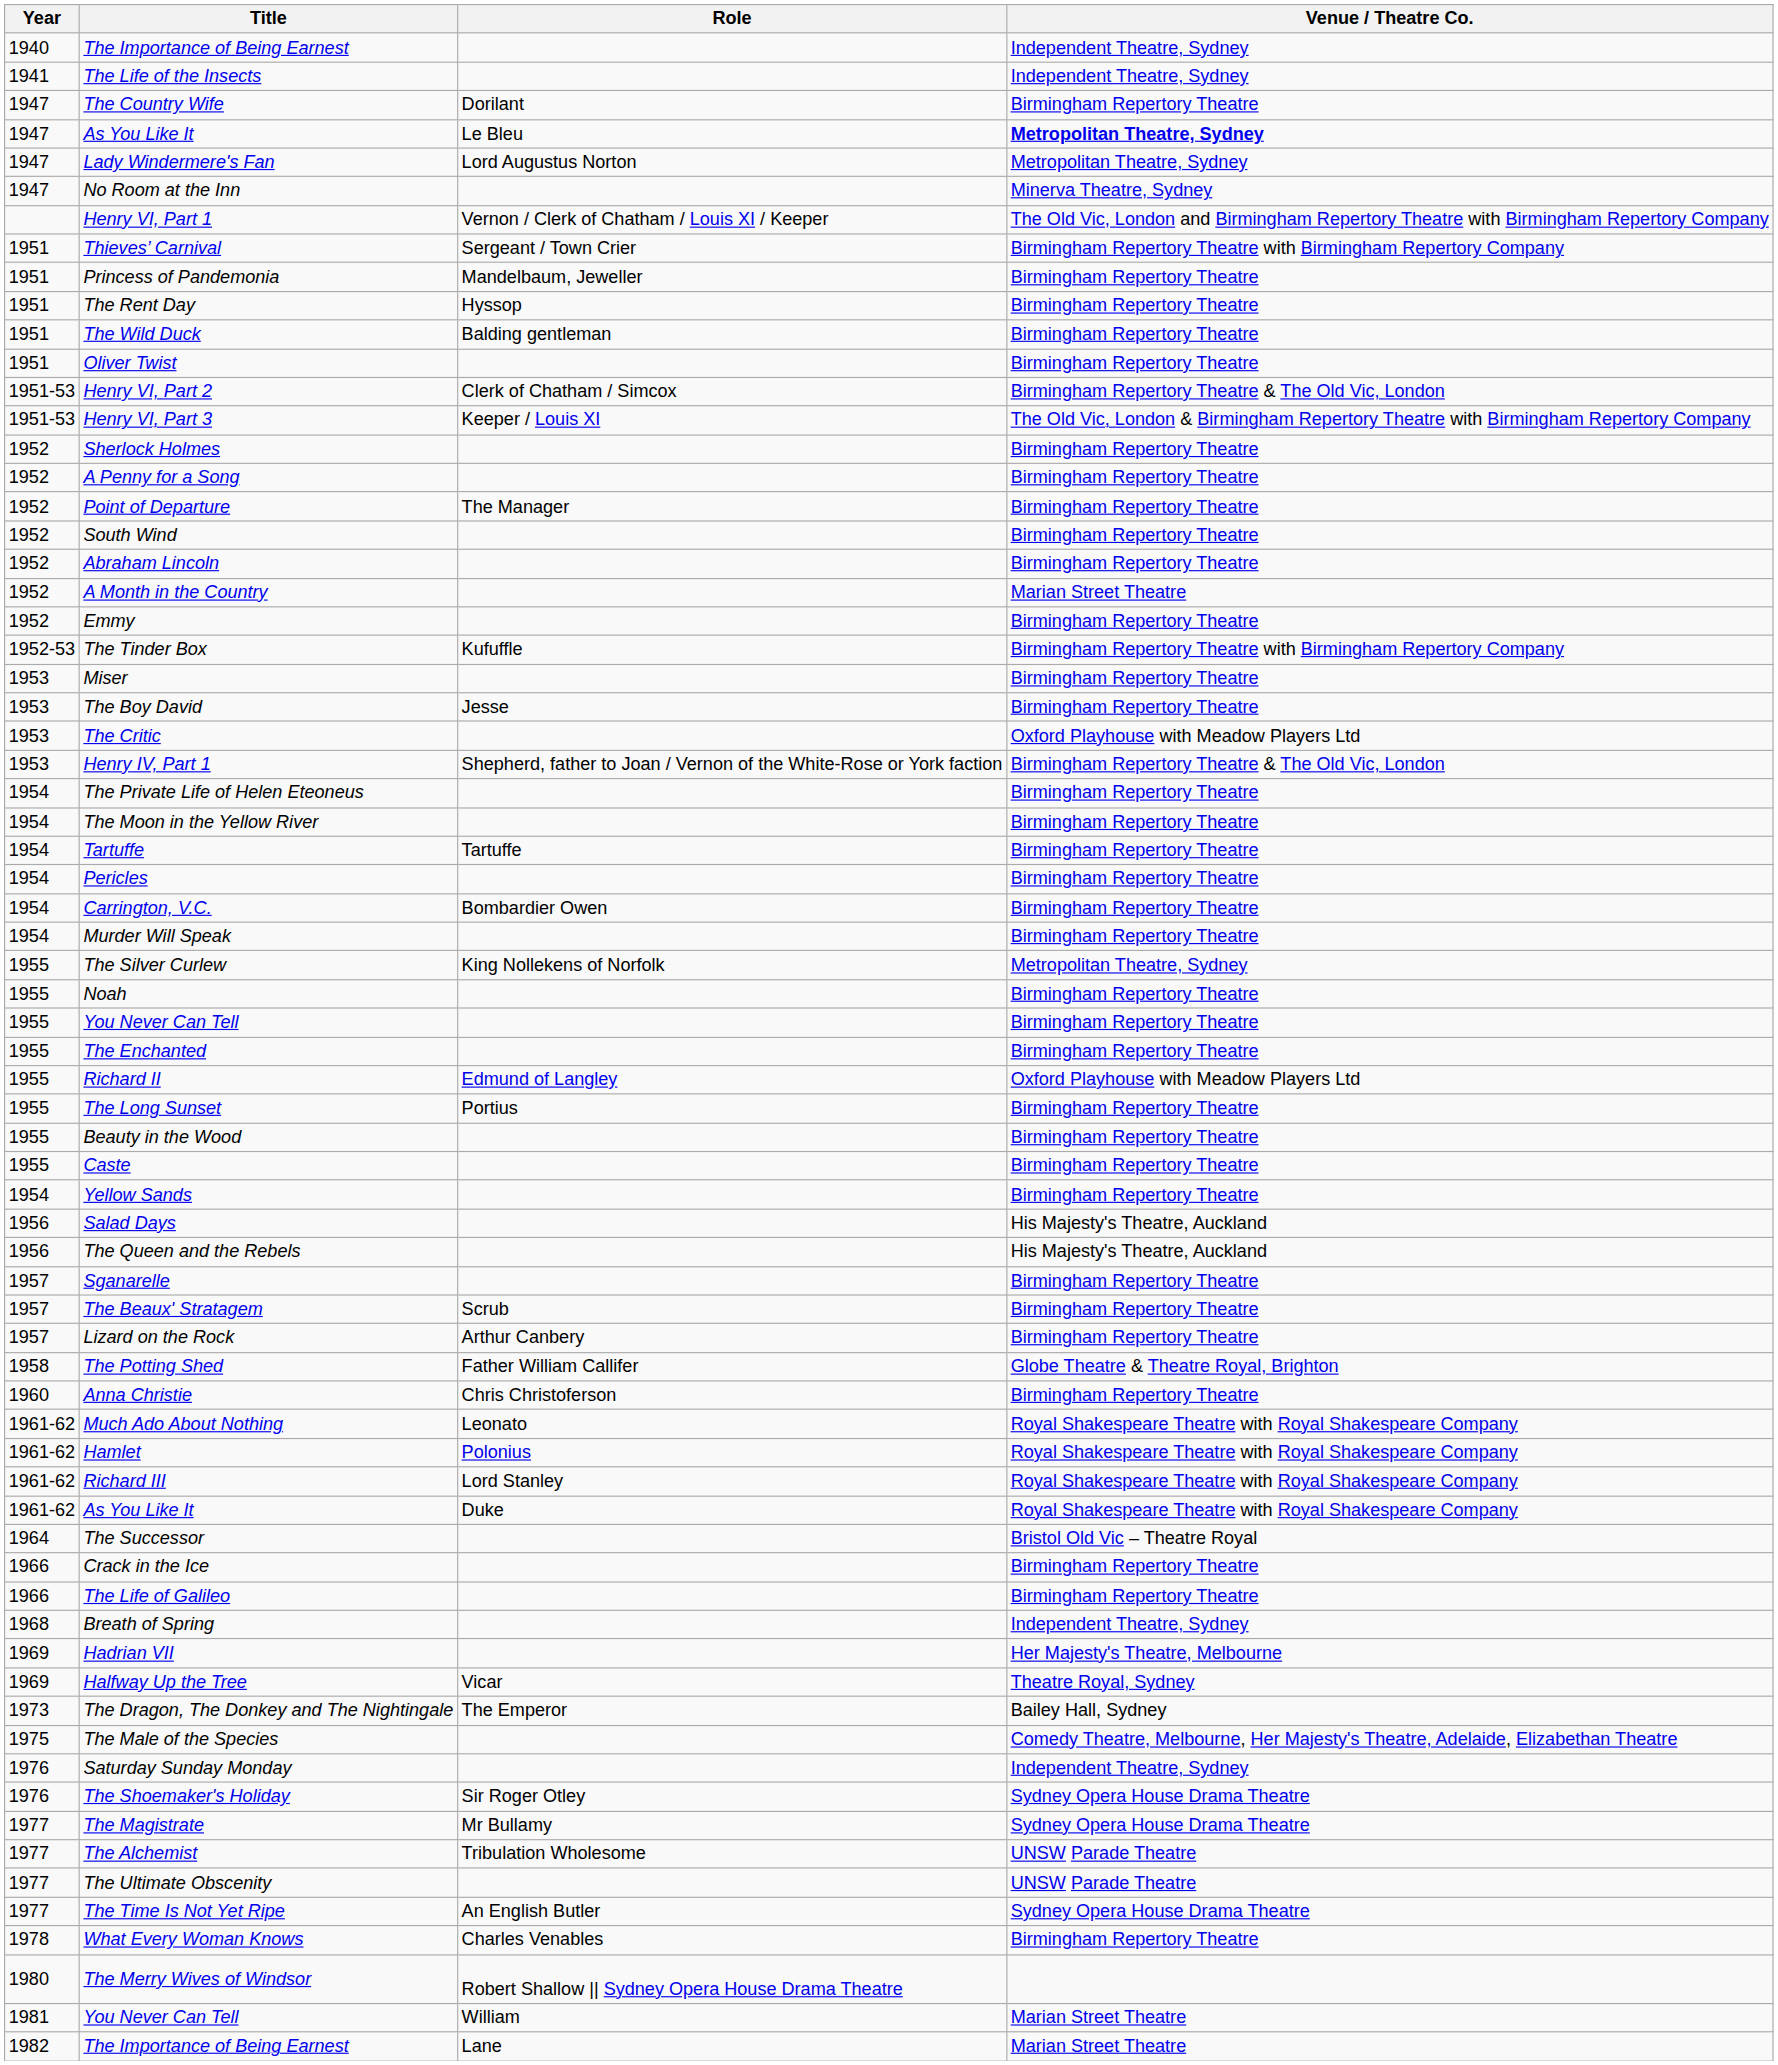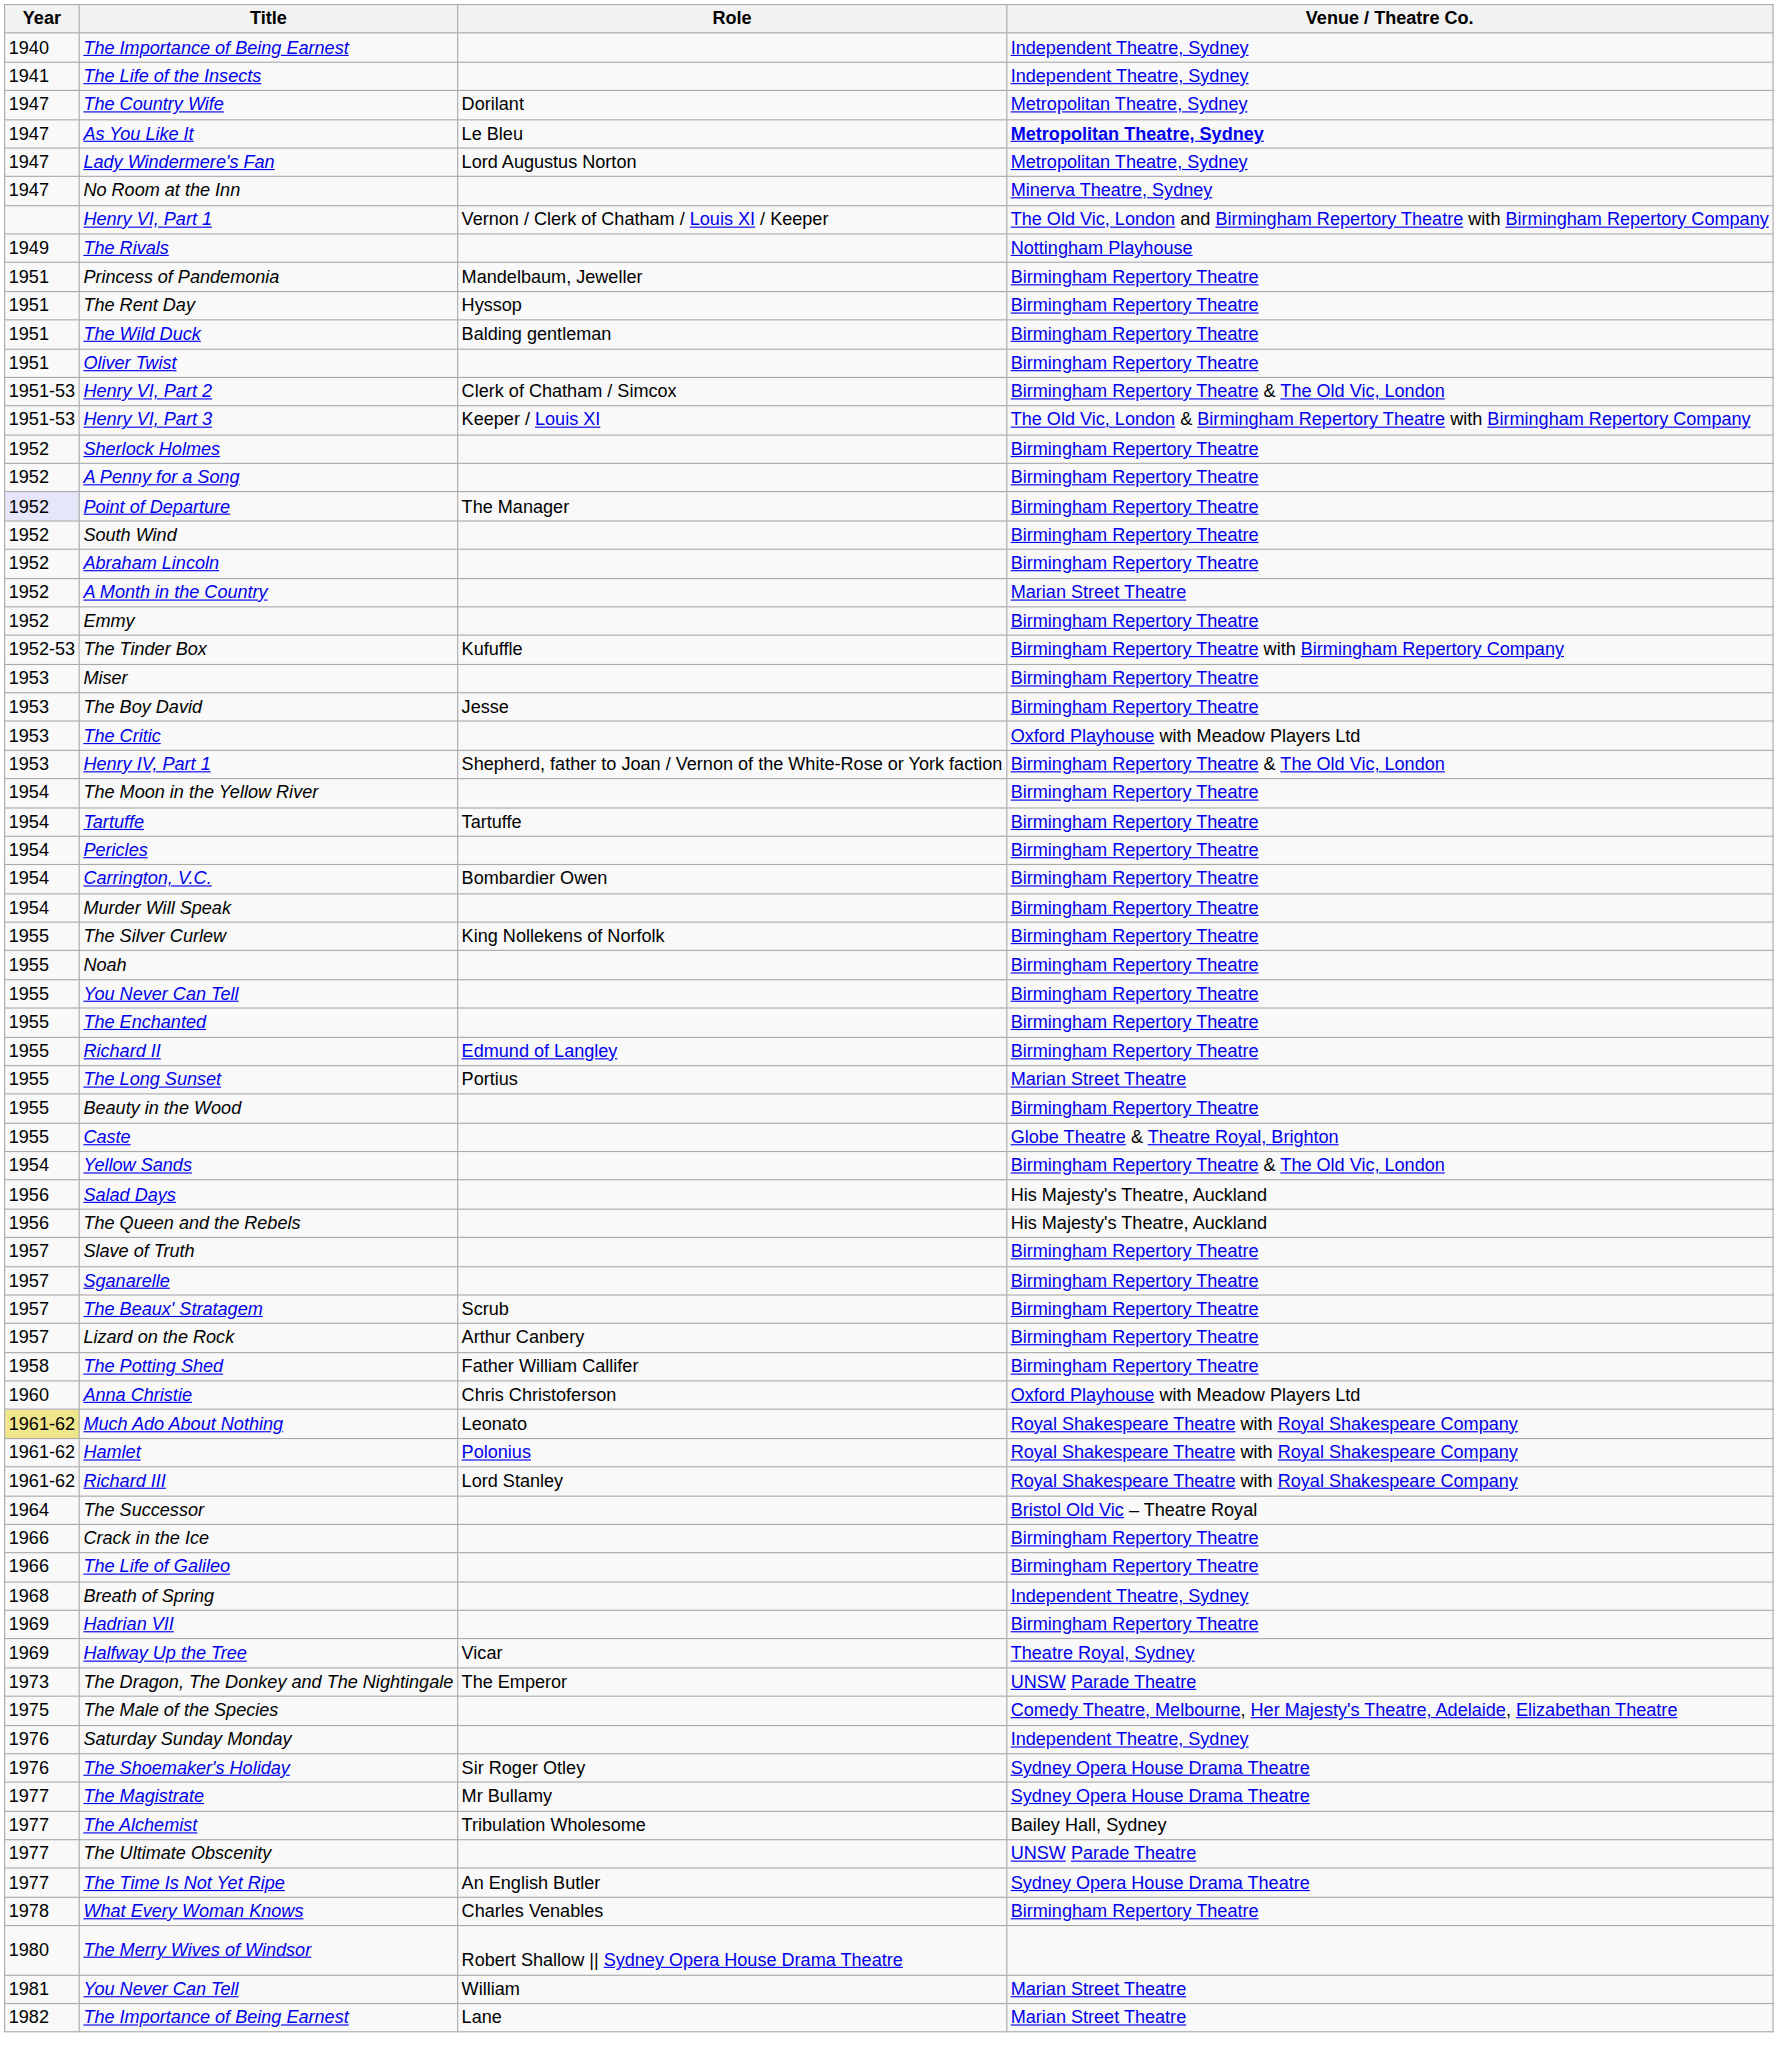(1135, 104) Birmingham Repertory Theatre -> (1129, 104) Metropolitan Theatre, Sydney
+ row: (126, 248)
- row: (152, 248)
(29, 506) no background -> (29, 506) lavender background
- row: (224, 793)
(1129, 965) Metropolitan Theatre, Sydney -> (1135, 936) Birmingham Repertory Theatre
(1186, 1079) Oxford Playhouse with Meadow Players Ltd -> (1135, 1051) Birmingham Repertory Theatre
(1135, 1108) Birmingham Repertory Theatre -> (1098, 1079) Marian Street Theatre
(1135, 1165) Birmingham Repertory Theatre -> (1175, 1137) Globe Theatre & Theatre Royal, Brighton
(1135, 1194) Birmingham Repertory Theatre -> (1228, 1165) Birmingham Repertory Theatre & The Old Vic, London
+ row: (139, 1251)
(1175, 1366) Globe Theatre & Theatre Royal, Brighton -> (1135, 1366) Birmingham Repertory Theatre
(1135, 1395) Birmingham Repertory Theatre -> (1186, 1395) Oxford Playhouse with Meadow Players Ltd
(42, 1423) no background -> (42, 1423) khaki background
- row: (139, 1509)
(1146, 1653) Her Majesty's Theatre, Melbourne -> (1135, 1624) Birmingham Repertory Theatre
(1089, 1710) Bailey Hall, Sydney -> (1103, 1681) UNSW Parade Theatre
(1103, 1853) UNSW Parade Theatre -> (1089, 1825) Bailey Hall, Sydney
